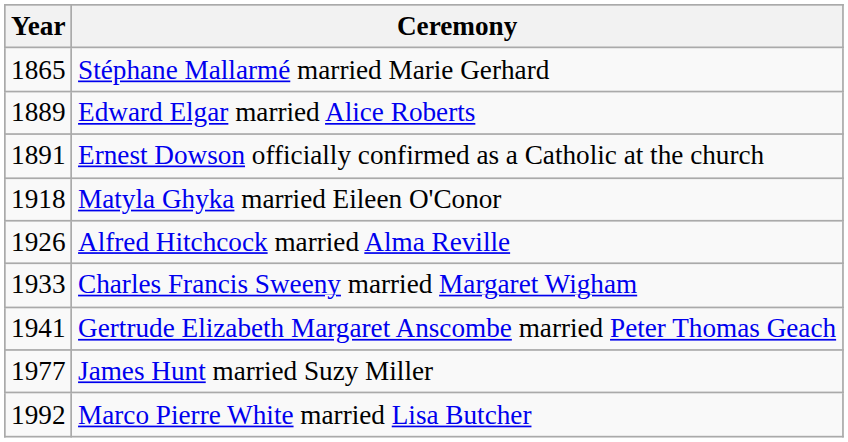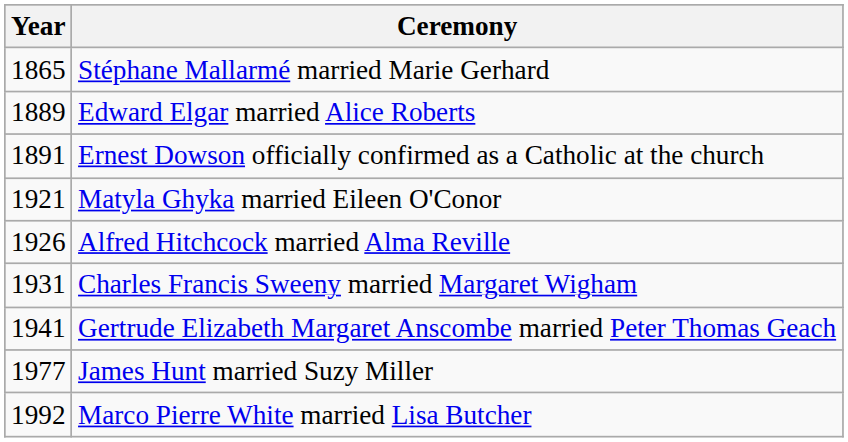(38, 198) 1918 -> (38, 198) 1921
(38, 284) 1933 -> (38, 284) 1931
